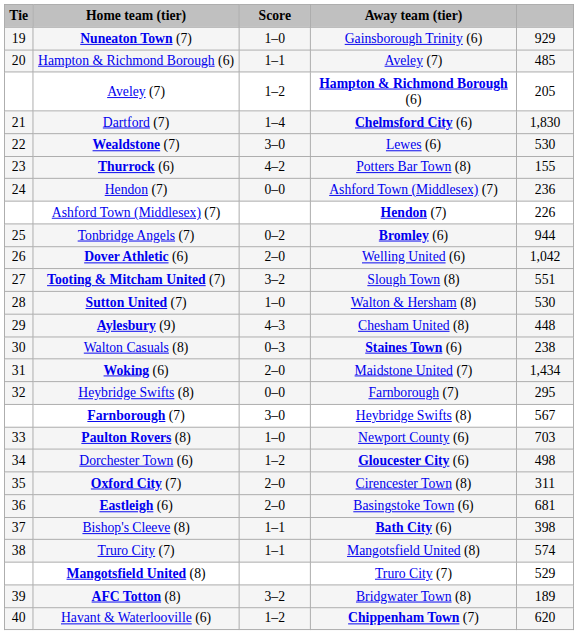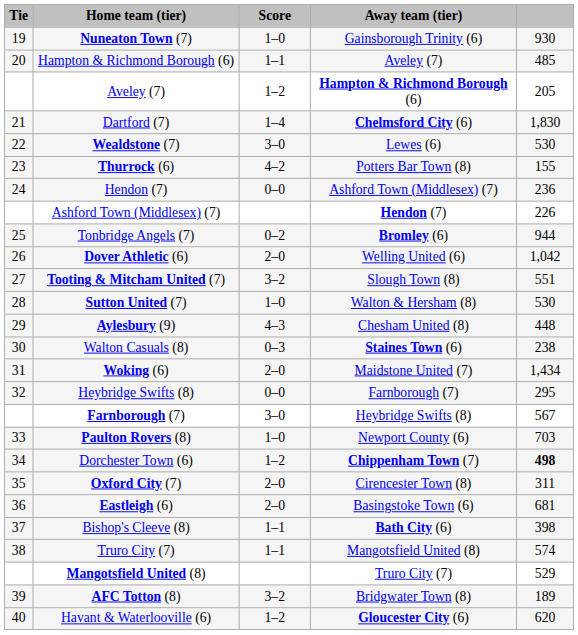(545, 38) 929 -> (545, 38) 930
(413, 461) Gloucester City (6) -> (413, 461) Chippenham Town (7)
(545, 461) normal -> (545, 461) bold
(413, 618) Chippenham Town (7) -> (413, 618) Gloucester City (6)
